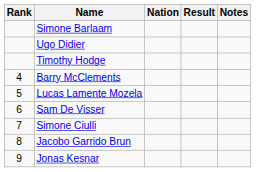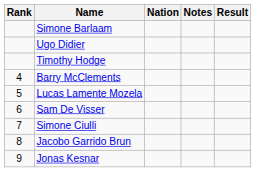columns swapped: (199, 12) <-> (234, 12)
